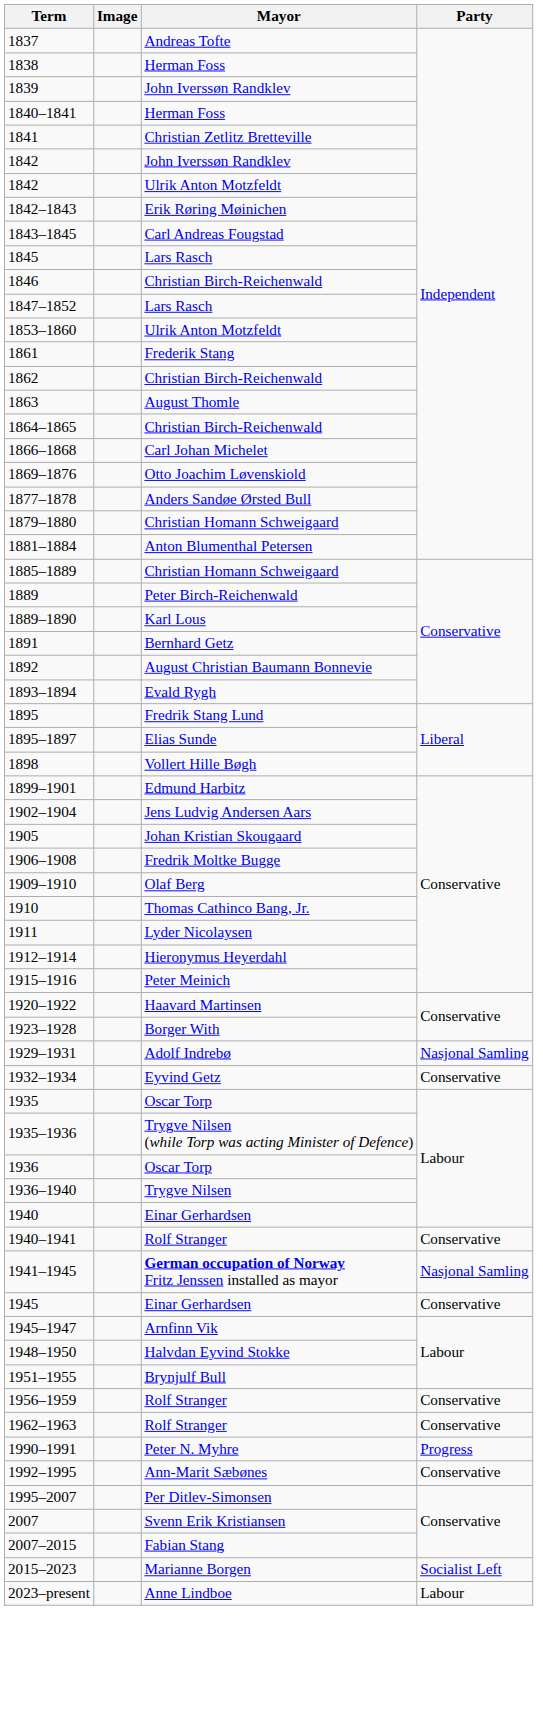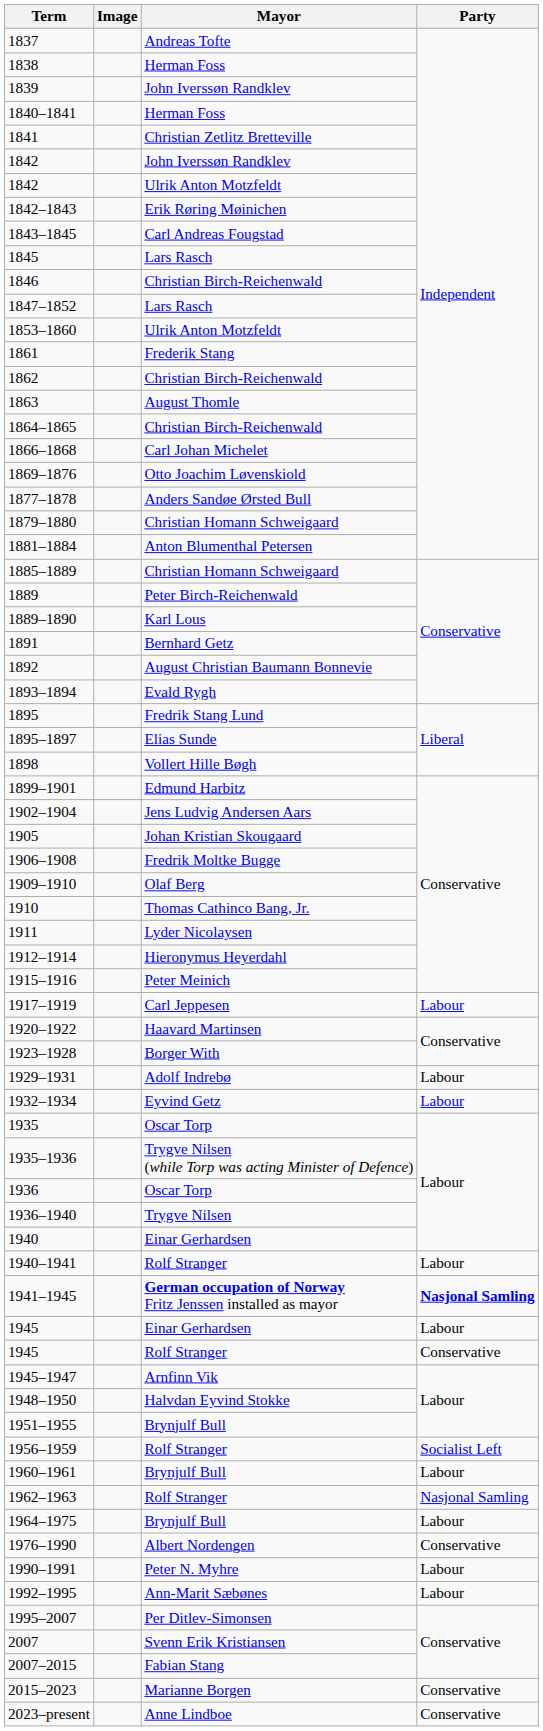+ row: (42, 1004)
(474, 1053) Nasjonal Samling -> (442, 1077) Labour
(460, 1077) Conservative -> (442, 1101) Labour
(460, 1238) Conservative -> (442, 1263) Labour
(474, 1271) normal -> (477, 1295) bold
(460, 1304) Conservative -> (442, 1328) Labour
+ row: (23, 1352)
(460, 1400) Conservative -> (461, 1448) Socialist Left
+ row: (42, 1473)
(460, 1424) Conservative -> (474, 1497) Nasjonal Samling
+ row: (42, 1521)
+ row: (42, 1545)
(446, 1448) Progress -> (442, 1569) Labour
(460, 1473) Conservative -> (442, 1593) Labour
(461, 1569) Socialist Left -> (460, 1689) Conservative
(442, 1593) Labour -> (460, 1714) Conservative
